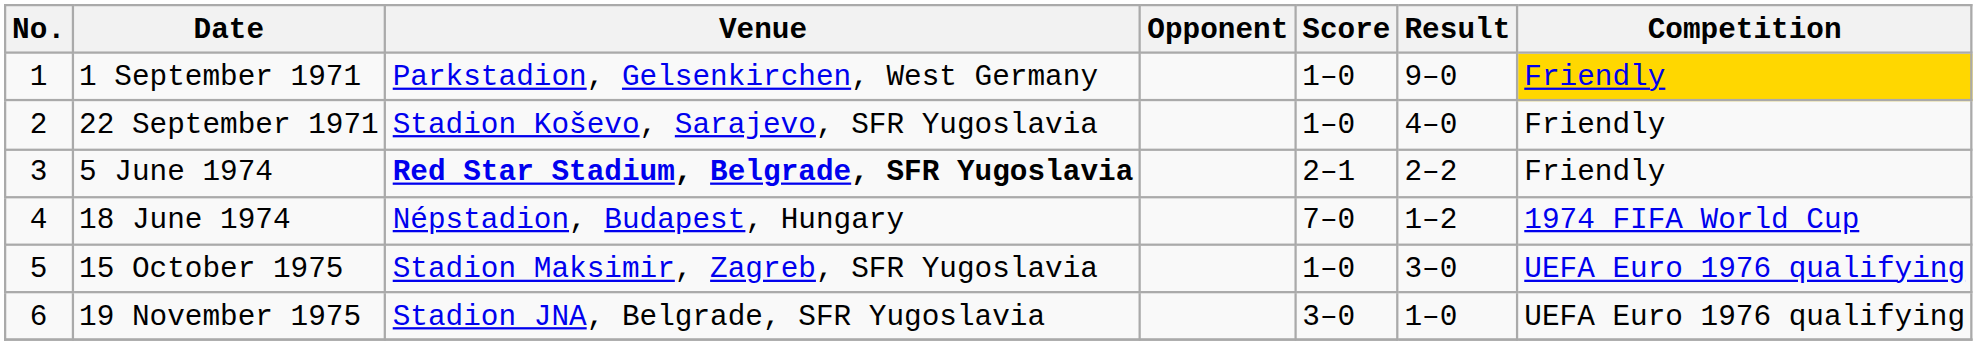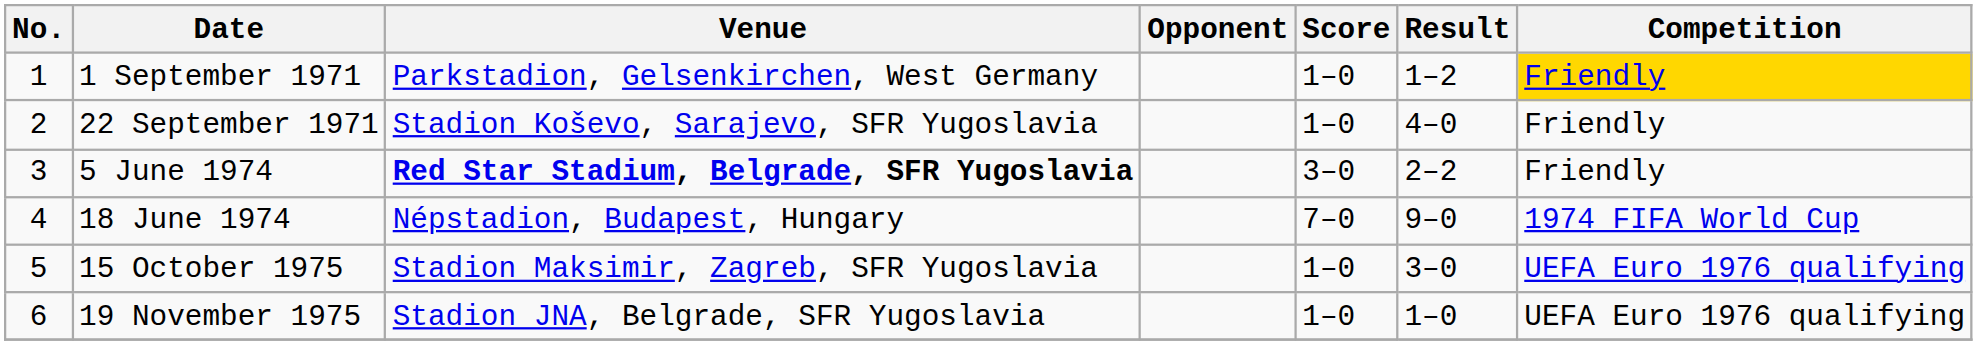(1431, 77) 9–0 -> (1431, 77) 1–2
(1329, 173) 2–1 -> (1329, 173) 3–0
(1431, 221) 1–2 -> (1431, 221) 9–0
(1329, 316) 3–0 -> (1329, 316) 1–0
